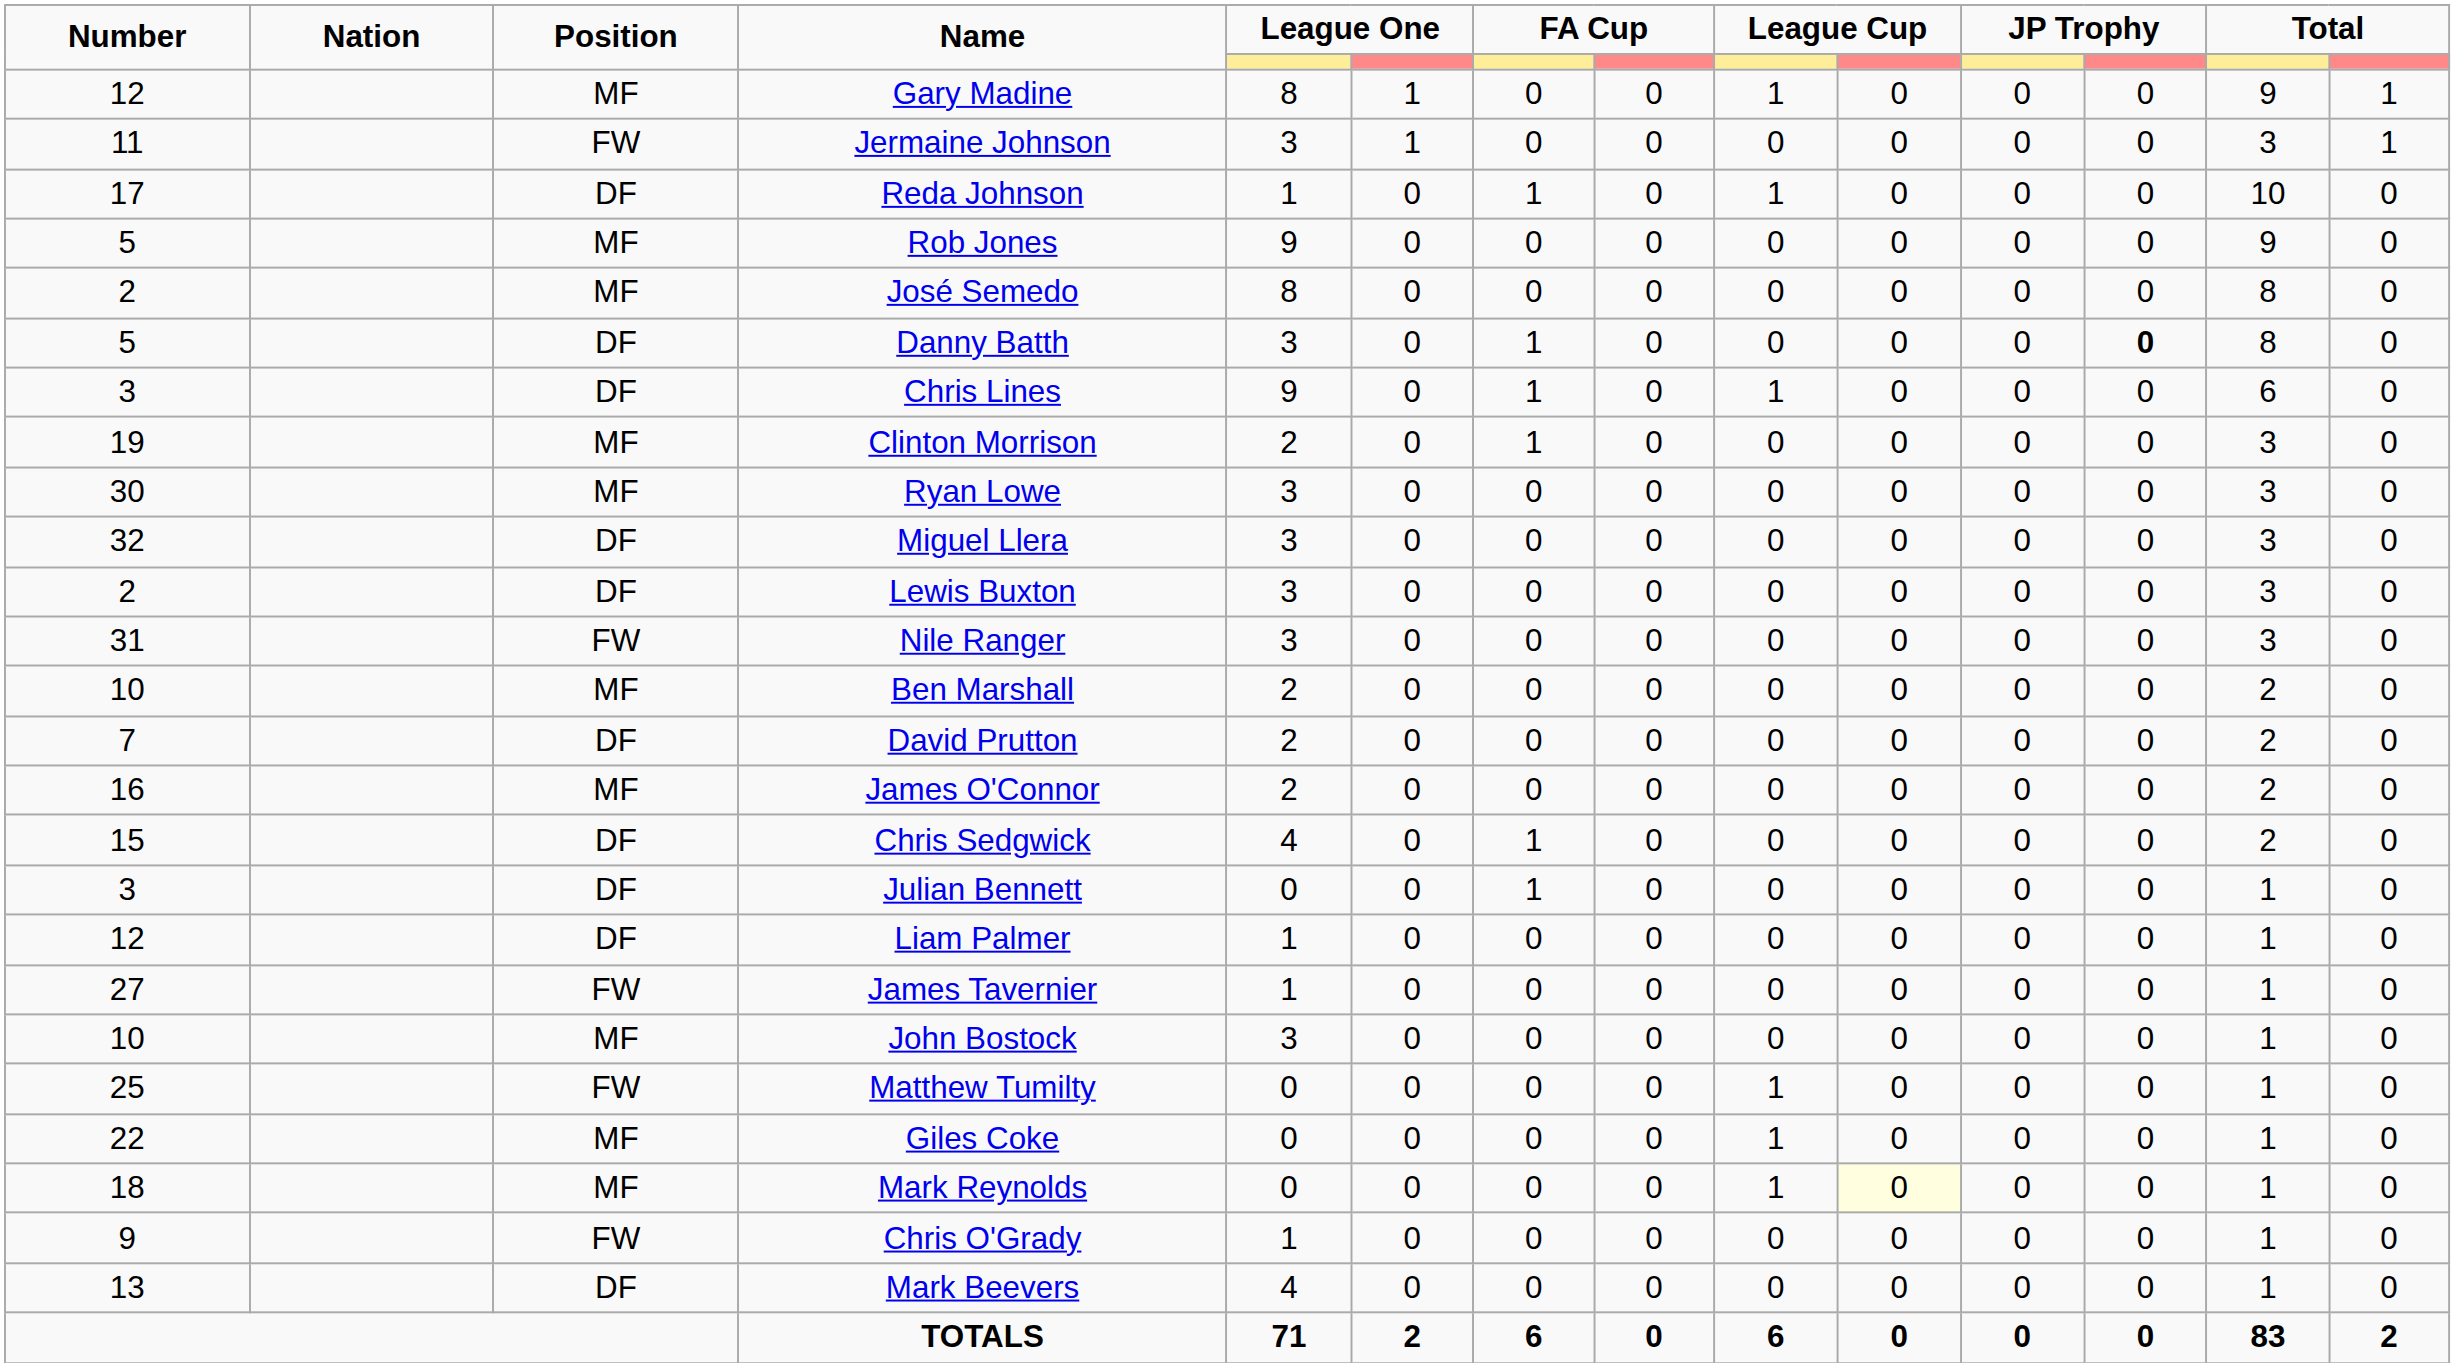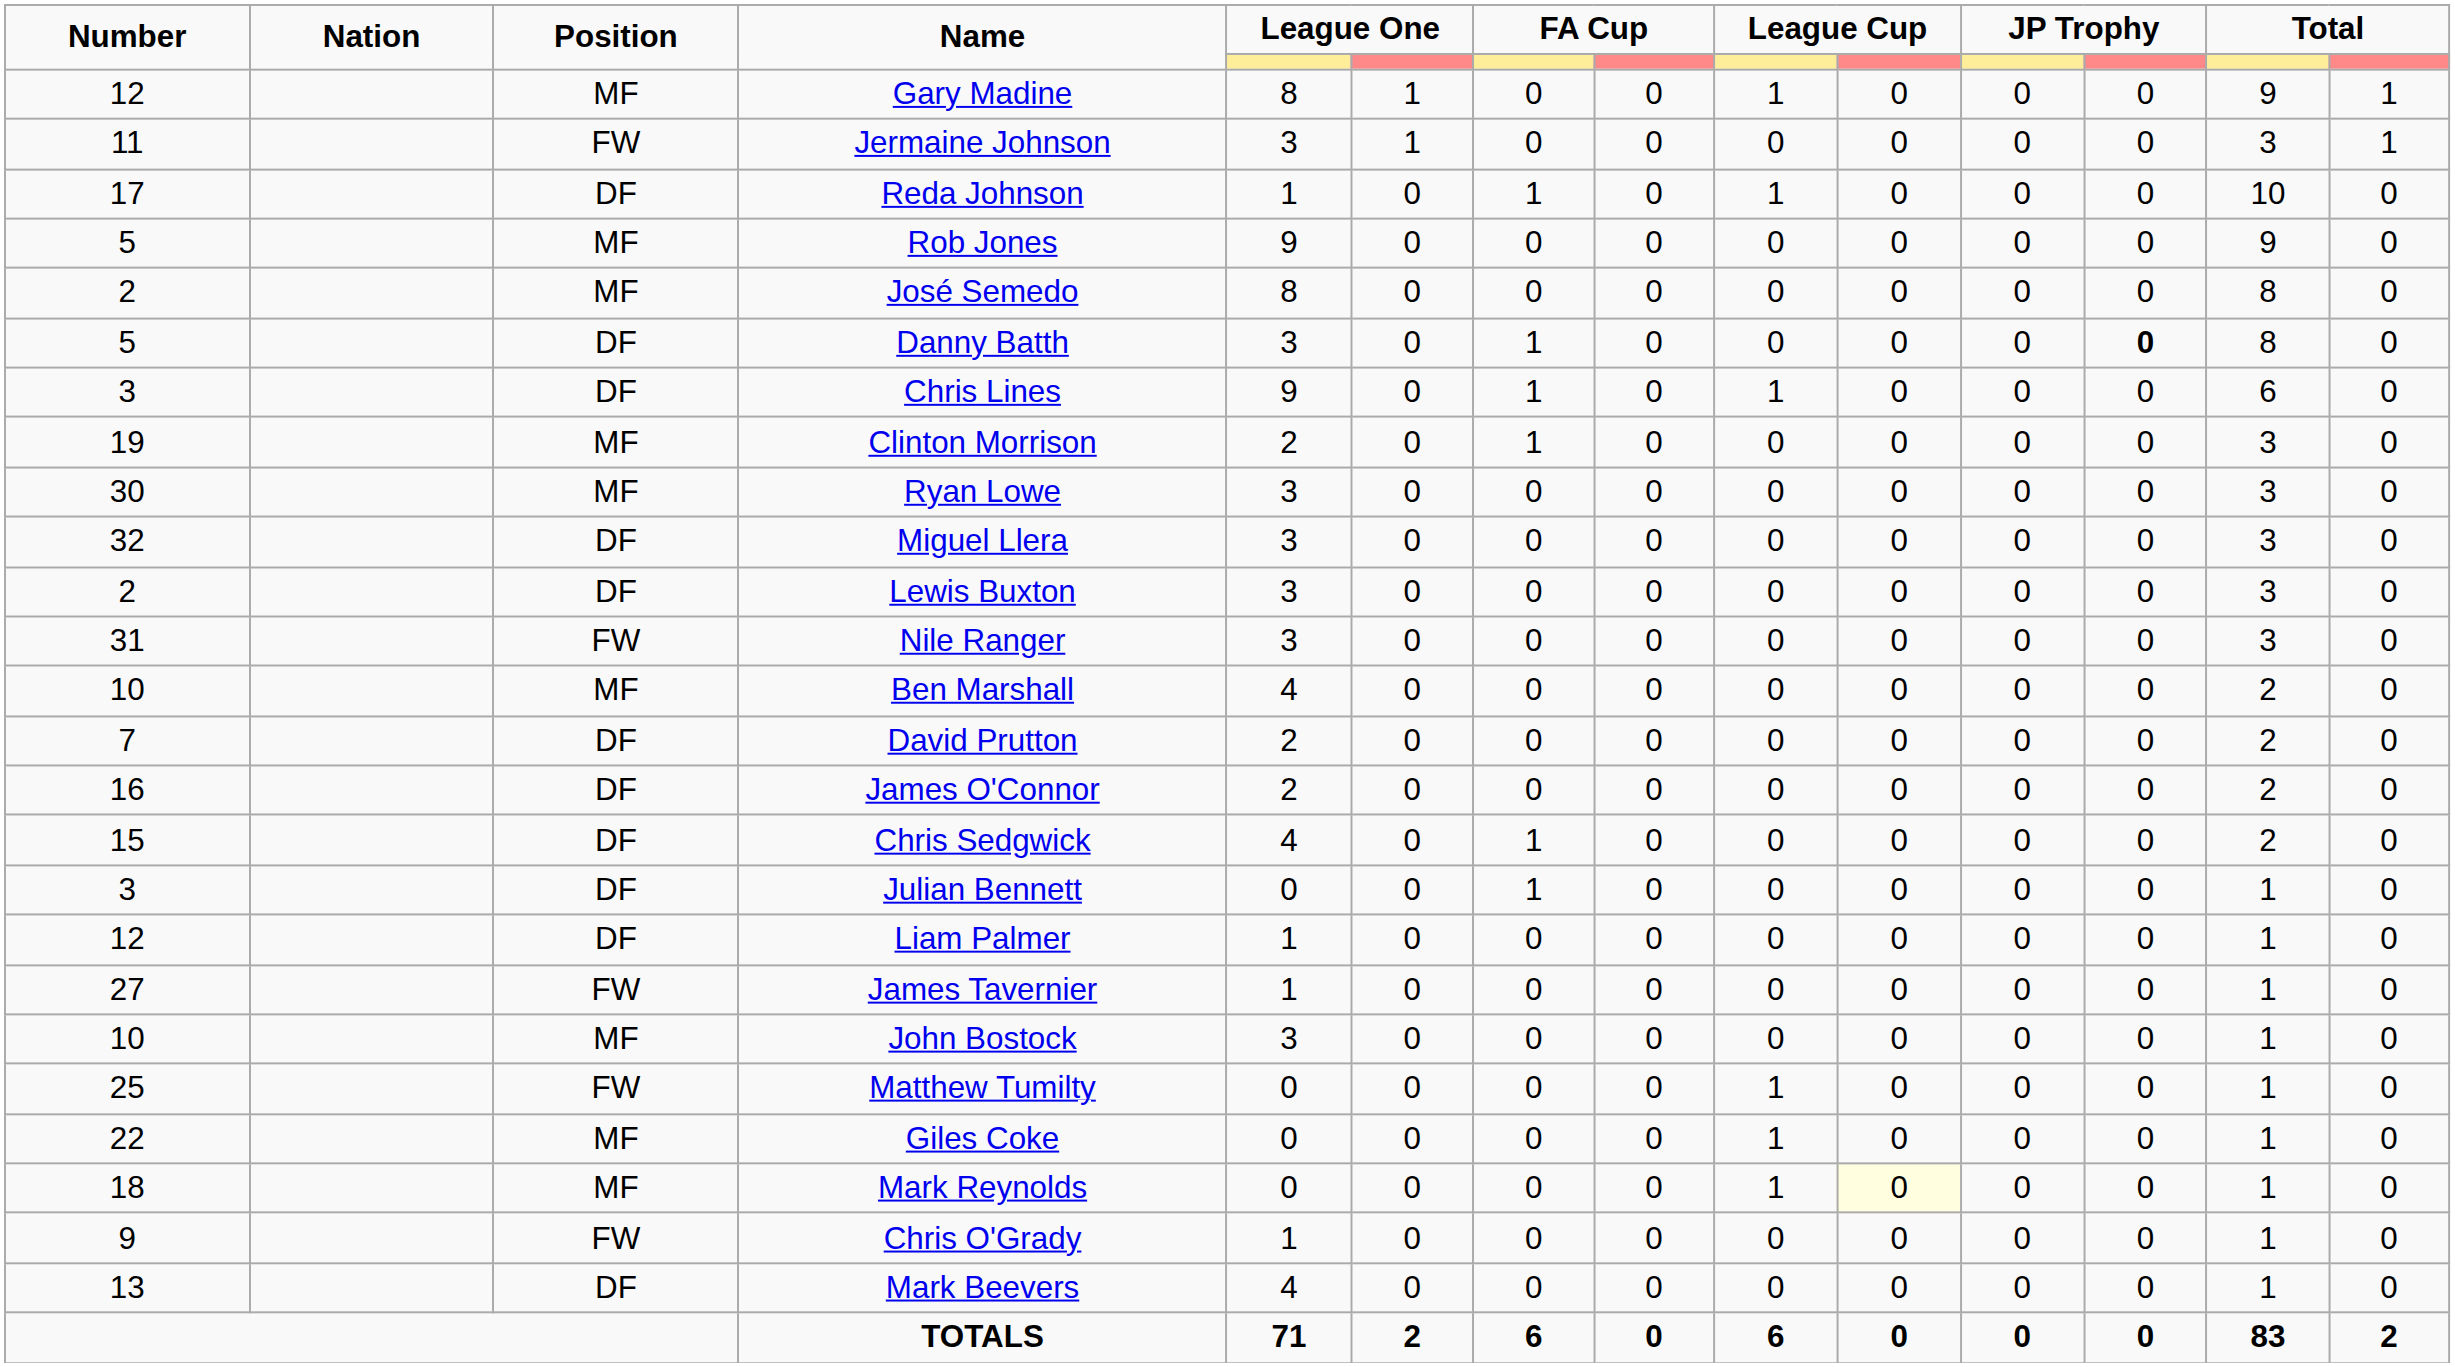(1289, 690) 2 -> (1289, 690) 4
(616, 789) MF -> (616, 789) DF
